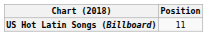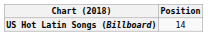(181, 25) 11 -> (181, 25) 14
